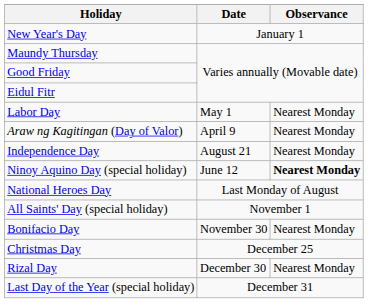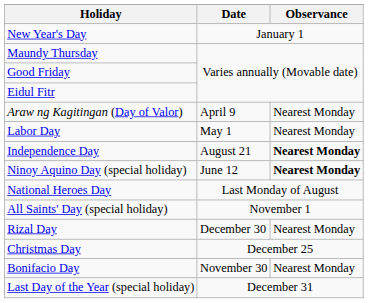rows swapped: (95, 131) <-> (34, 111)
(314, 151) normal -> (317, 151) bold
rows swapped: (43, 229) <-> (32, 268)
